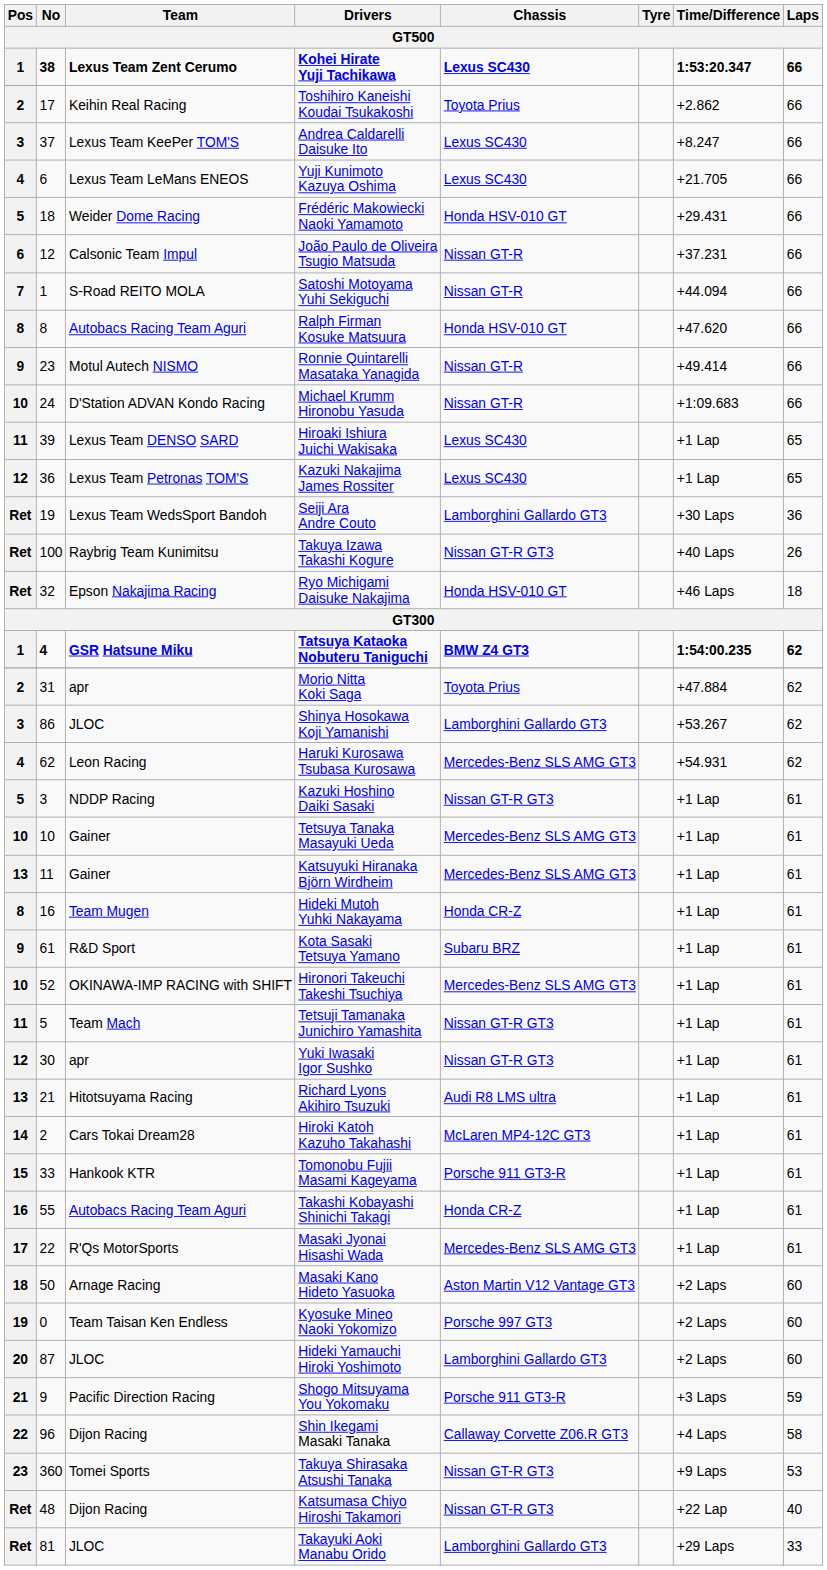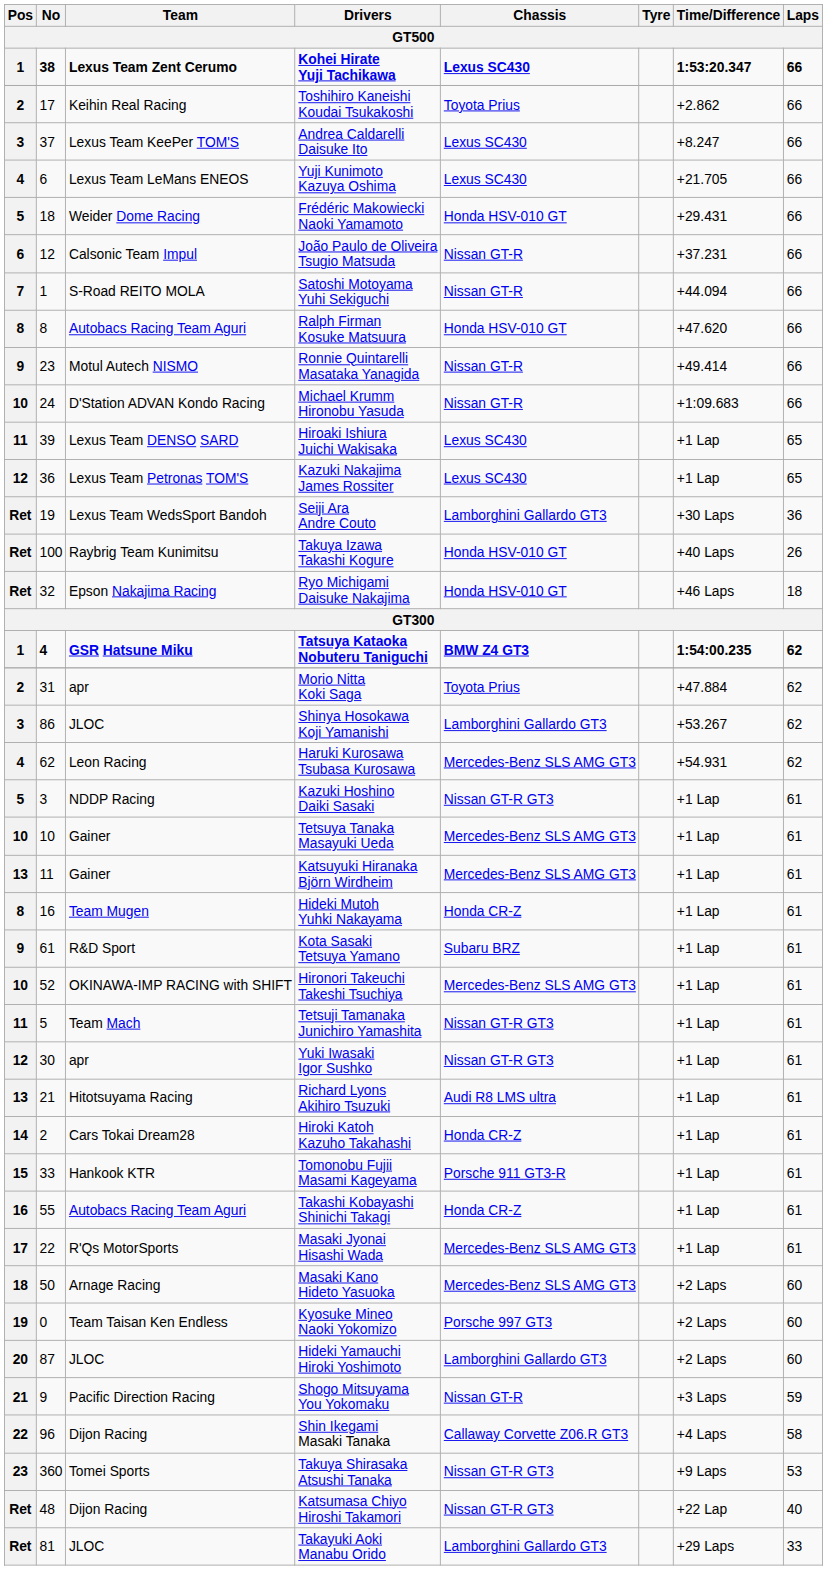(499, 553) Nissan GT-R GT3 -> (505, 553) Honda HSV-010 GT
(517, 1135) McLaren MP4-12C GT3 -> (483, 1135) Honda CR-Z
(539, 1285) Aston Martin V12 Vantage GT3 -> (540, 1285) Mercedes-Benz SLS AMG GT3
(505, 1397) Porsche 911 GT3-R -> (483, 1397) Nissan GT-R
